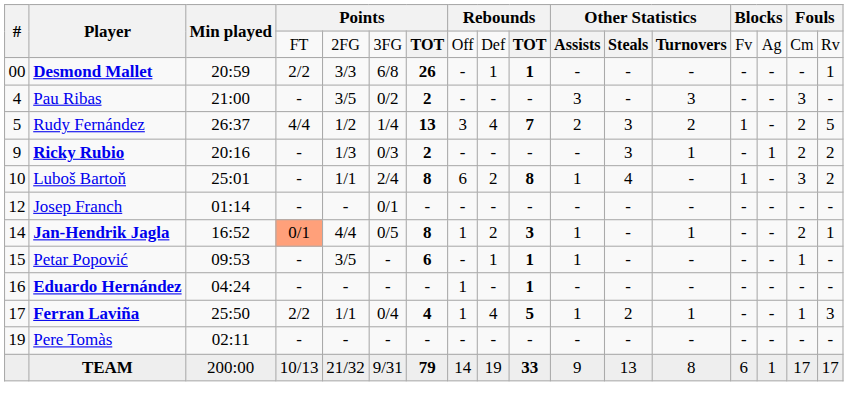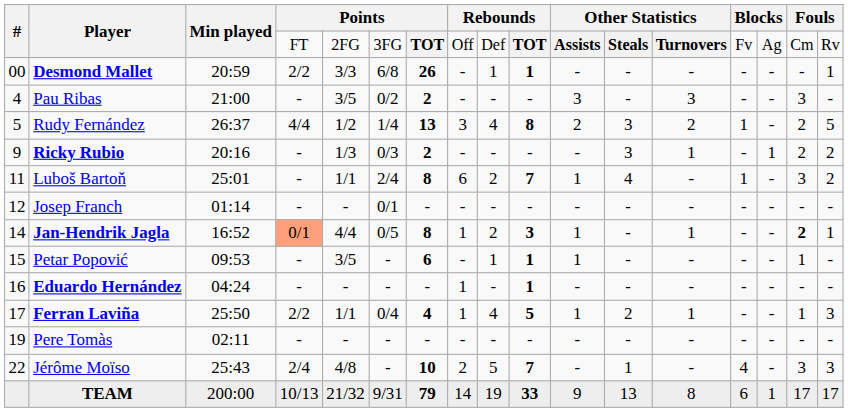(530, 125) 7 -> (530, 125) 8
(17, 179) 10 -> (17, 179) 11
(530, 179) 8 -> (530, 179) 7
(802, 232) normal -> (802, 232) bold
+ row: (82, 367)
